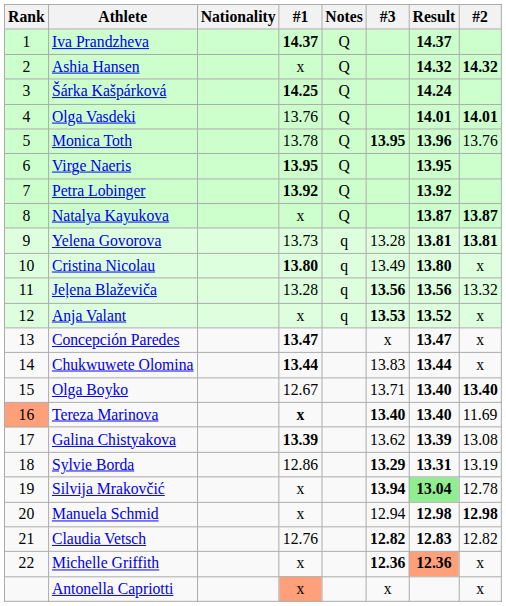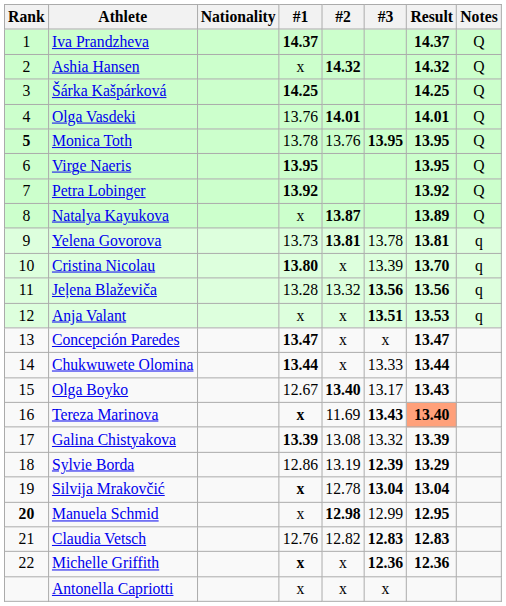columns swapped: (480, 16) <-> (344, 16)
(434, 91) 14.24 -> (432, 91) 14.25
(26, 141) normal -> (26, 141) bold
(434, 141) 13.96 -> (432, 141) 13.95
(434, 215) 13.87 -> (432, 215) 13.89
(388, 240) 13.28 -> (386, 240) 13.78
(388, 265) 13.49 -> (386, 265) 13.39
(434, 265) 13.80 -> (432, 265) 13.70
(388, 315) 13.53 -> (386, 315) 13.51
(434, 315) 13.52 -> (432, 315) 13.53
(388, 365) 13.83 -> (386, 365) 13.33
(388, 389) 13.71 -> (386, 389) 13.17
(434, 389) 13.40 -> (432, 389) 13.43
(26, 414) lightsalmon background -> (26, 414) no background
(388, 414) 13.40 -> (386, 414) 13.43
(434, 414) no background -> (432, 414) lightsalmon background
(388, 439) 13.62 -> (386, 439) 13.32
(388, 464) 13.29 -> (386, 464) 12.39
(434, 464) 13.31 -> (432, 464) 13.29
(300, 489) normal -> (300, 489) bold
(388, 489) 13.94 -> (386, 489) 13.04
(434, 489) lightgreen background -> (432, 489) no background
(26, 514) normal -> (26, 514) bold
(388, 514) 12.94 -> (386, 514) 12.99
(434, 514) 12.98 -> (432, 514) 12.95
(388, 539) 12.82 -> (386, 539) 12.83
(300, 564) normal -> (300, 564) bold
(434, 564) lightsalmon background -> (432, 564) no background
(300, 588) lightsalmon background -> (300, 588) no background
